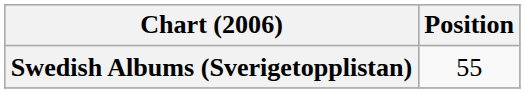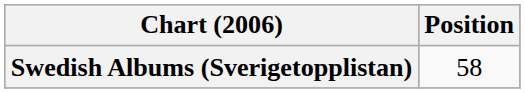(469, 66) 55 -> (469, 66) 58
